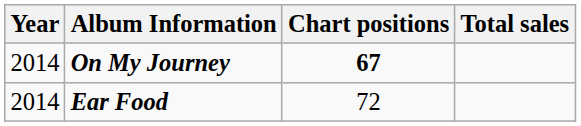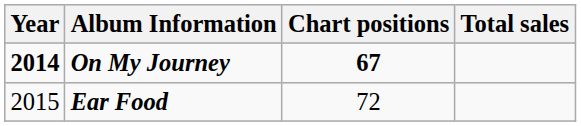(35, 62) normal -> (35, 62) bold
(35, 101) 2014 -> (35, 101) 2015
